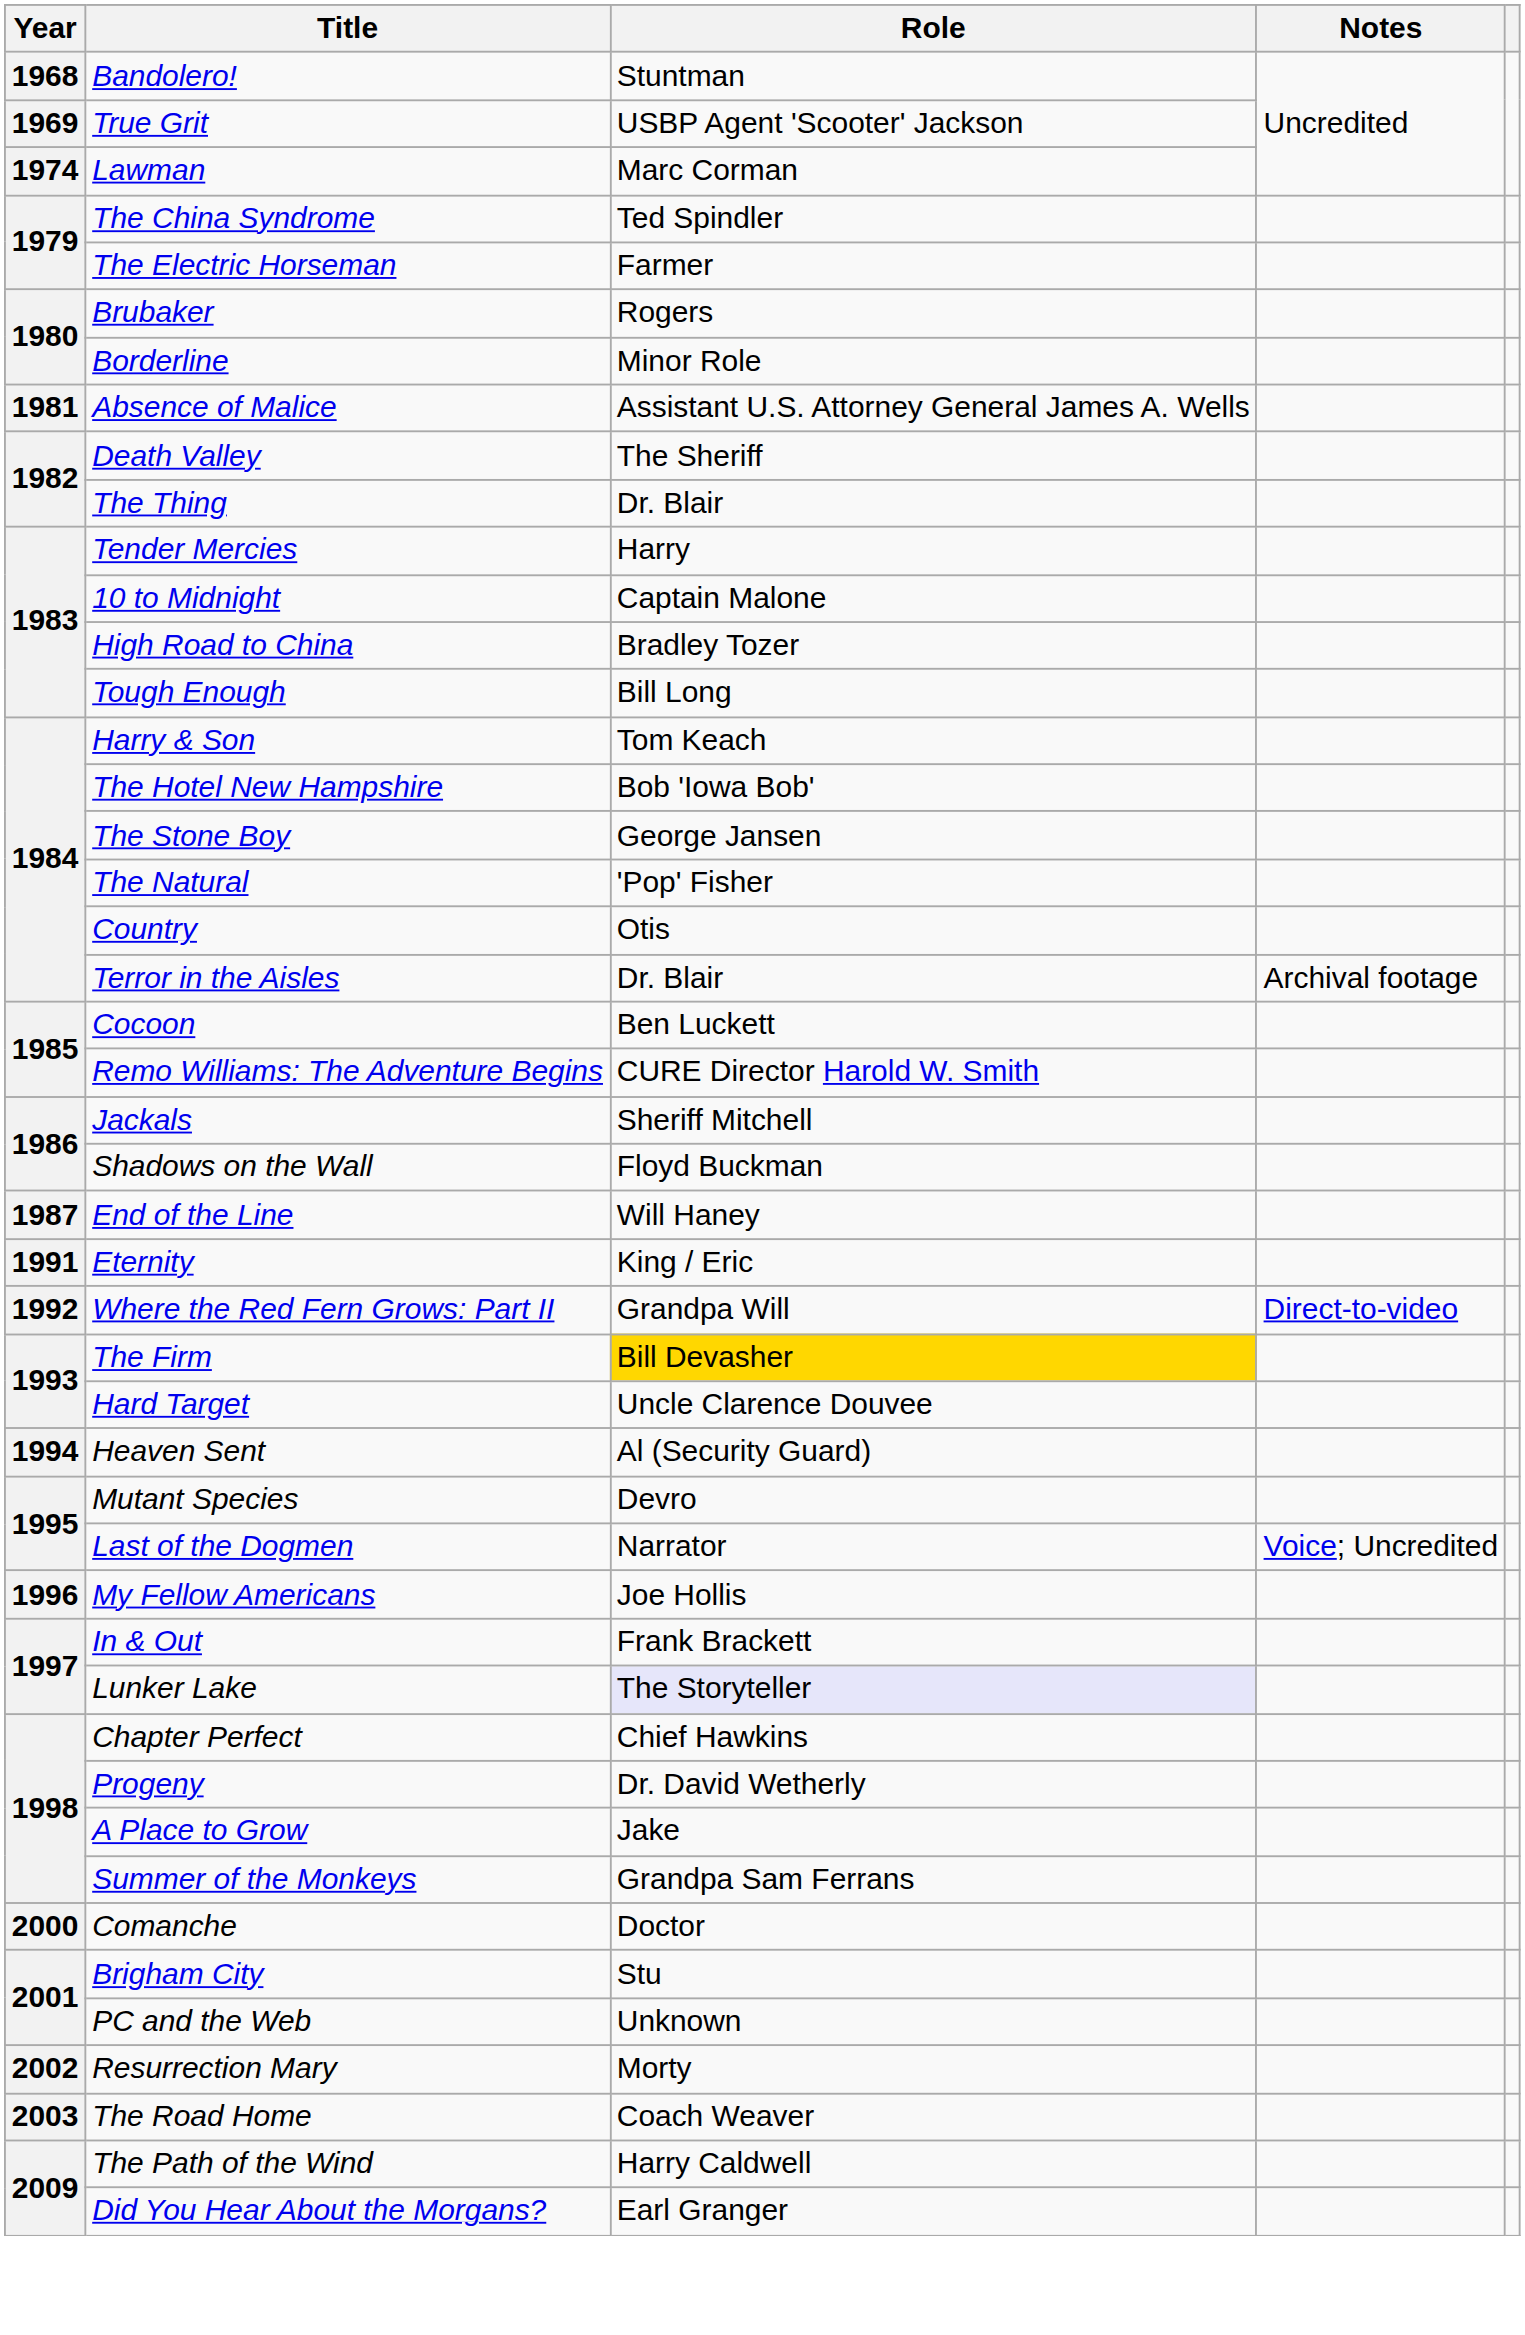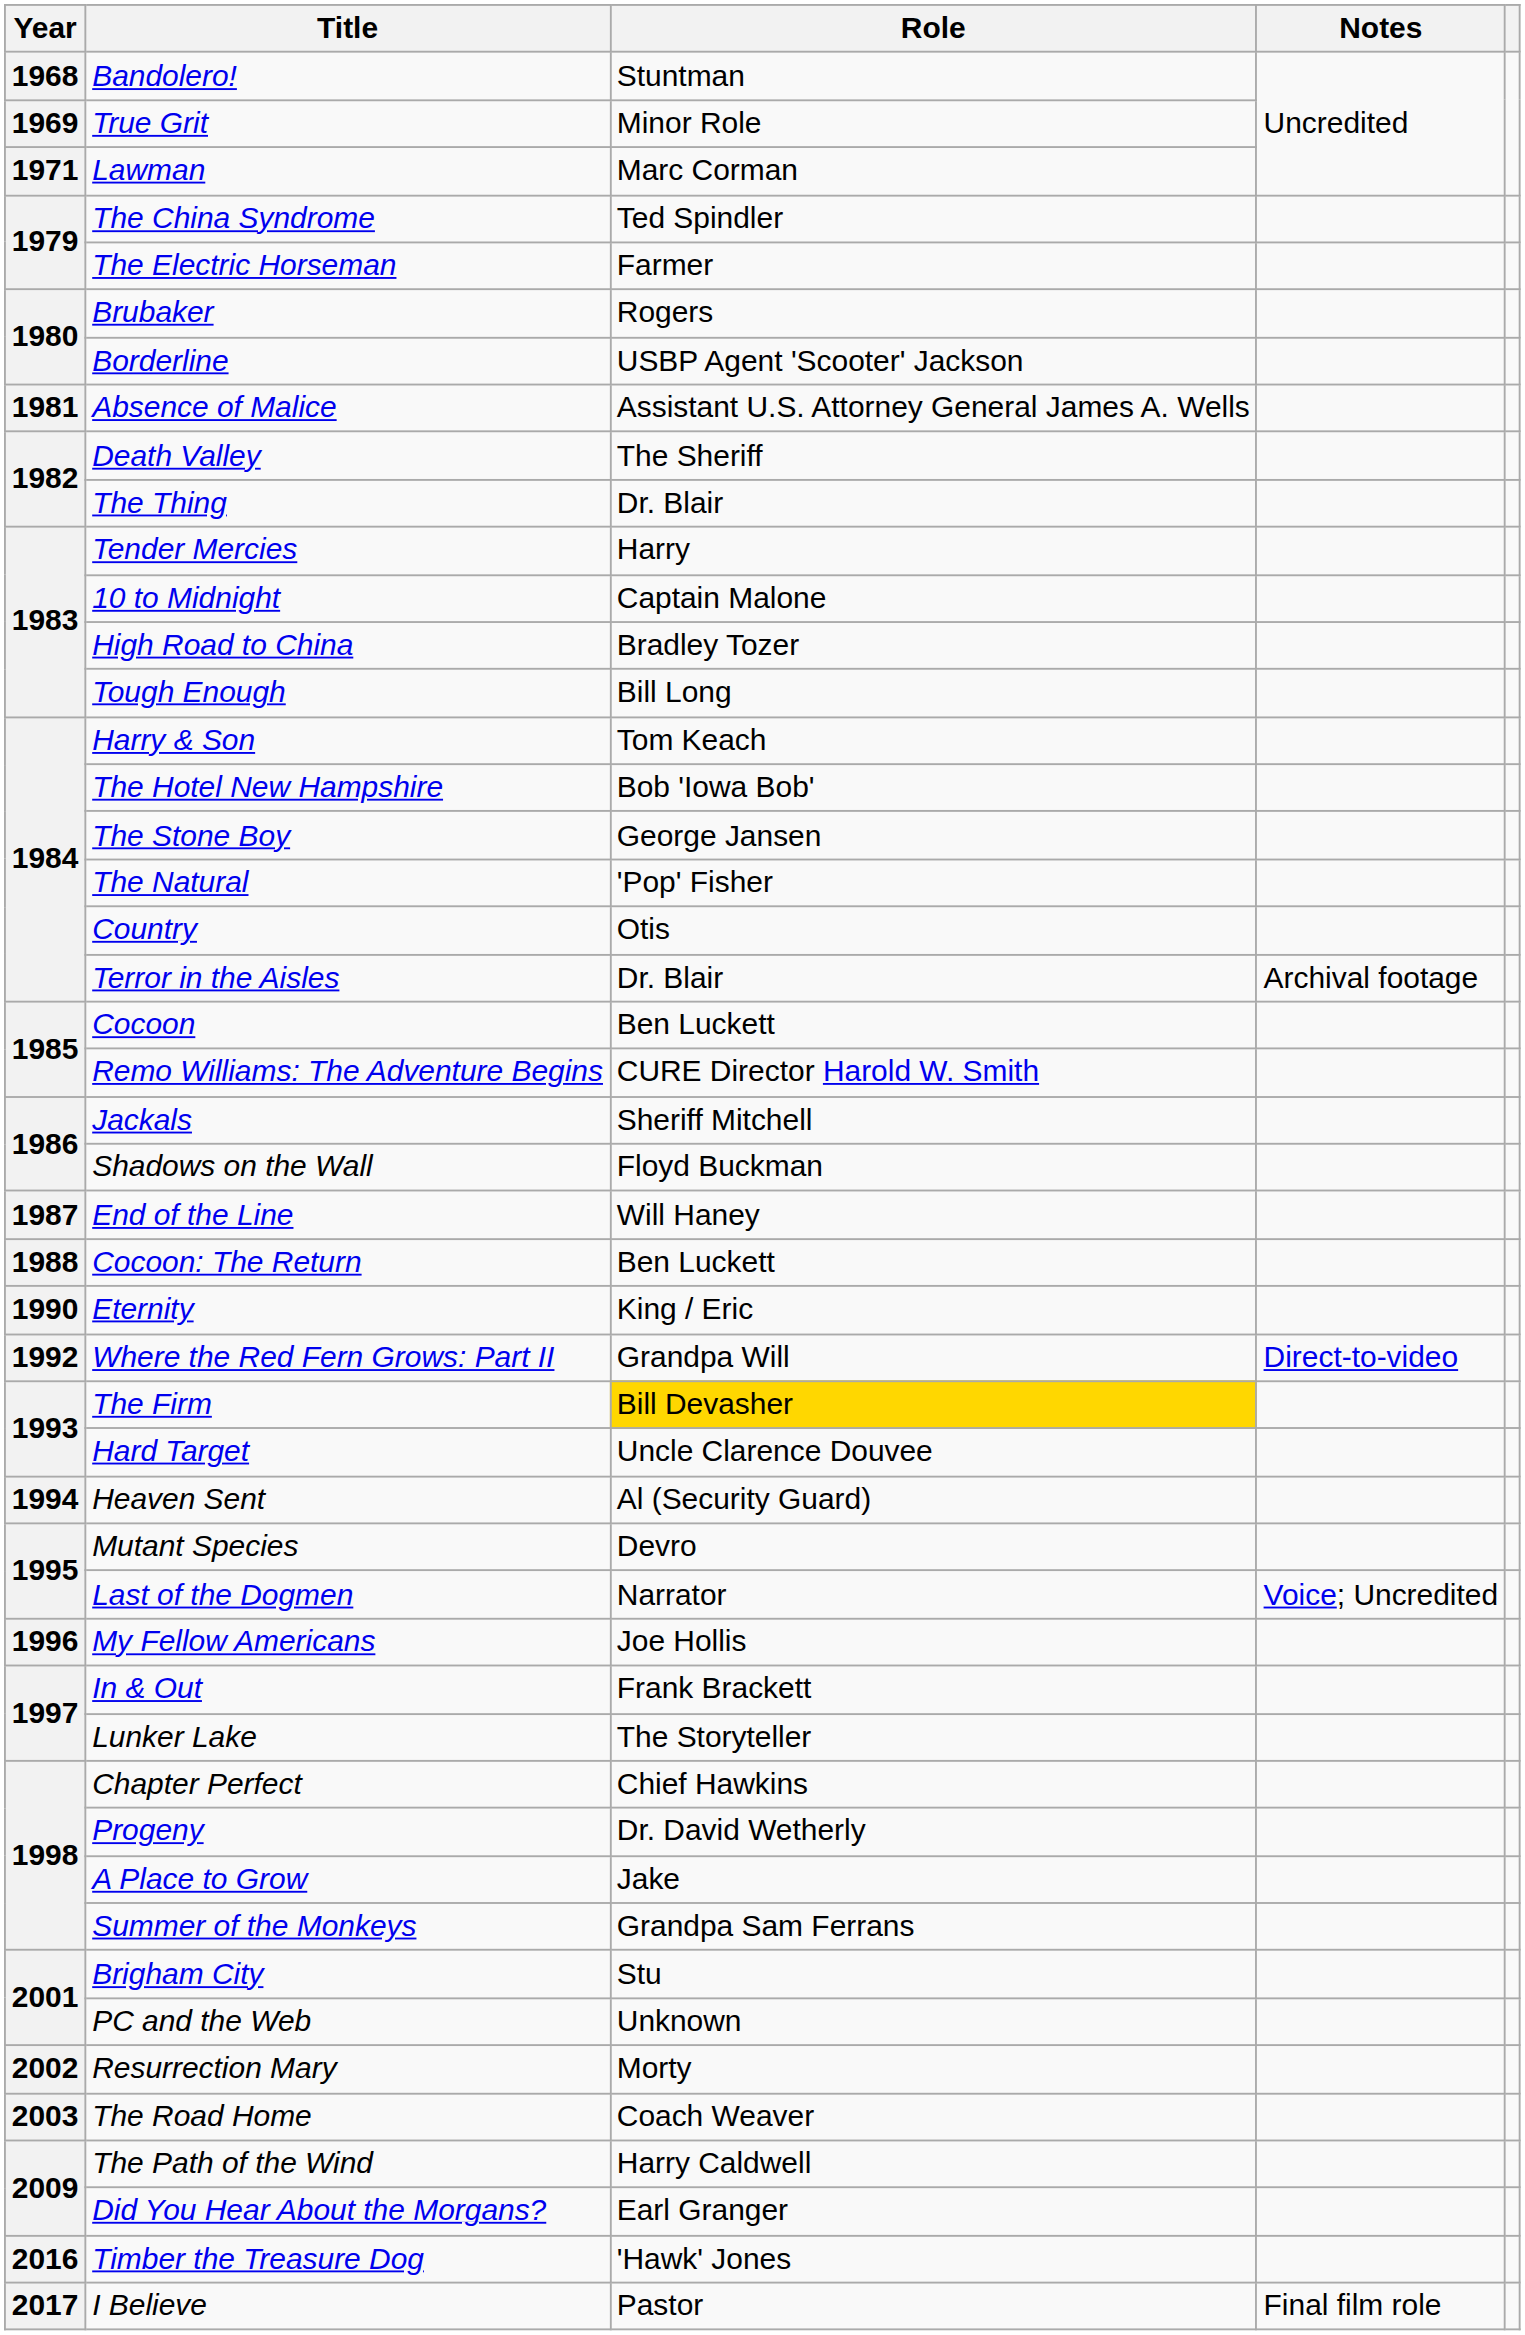(820, 123) USBP Agent 'Scooter' Jackson -> (689, 123) Minor Role
(45, 170) 1974 -> (45, 170) 1971
(689, 360) Minor Role -> (820, 360) USBP Agent 'Scooter' Jackson
+ row: (227, 1261)
(45, 1261) 1991 -> (45, 1309) 1990
(714, 1689) lavender background -> (714, 1736) no background
- row: (165, 1926)
+ row: (258, 2258)
+ row: (150, 2305)
